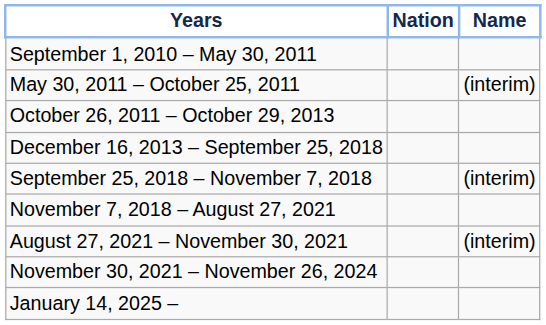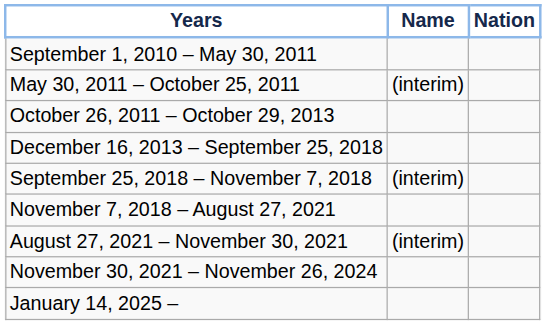columns swapped: (500, 21) <-> (423, 21)
